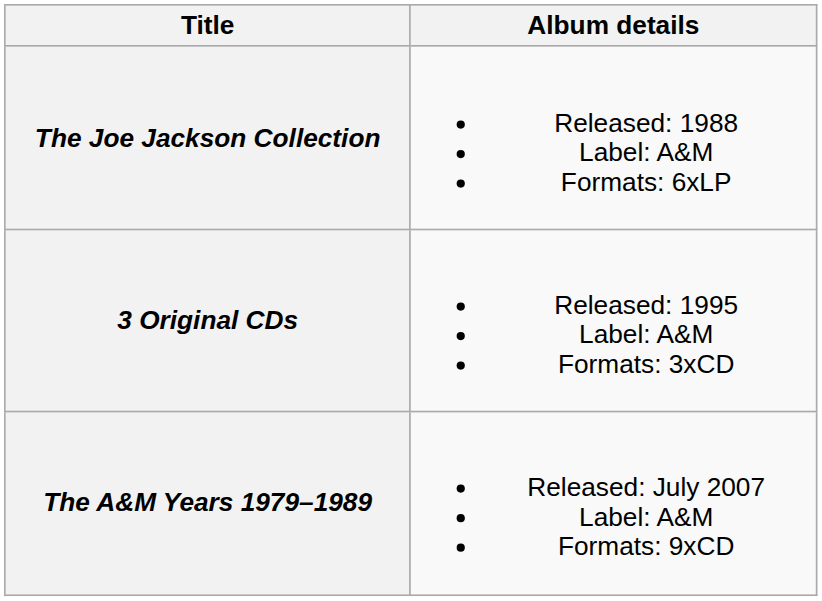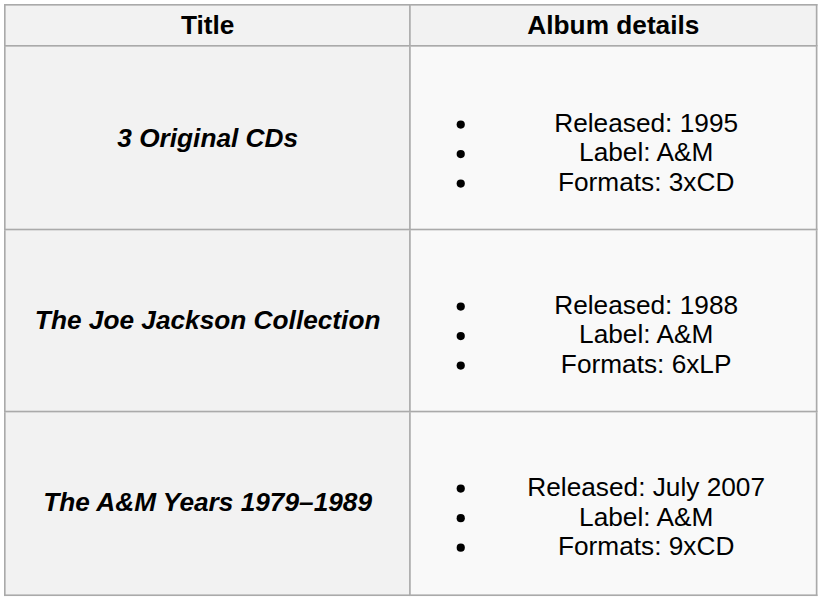rows swapped: (208, 137) <-> (208, 320)
